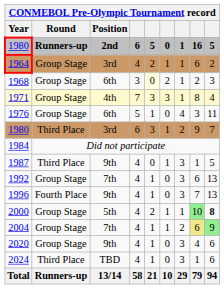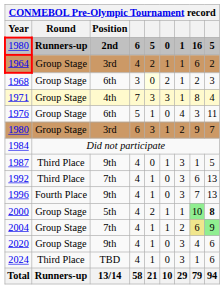(61, 130) Third Place -> (61, 130) Group Stage
(61, 178) Group Stage -> (61, 178) Third Place
